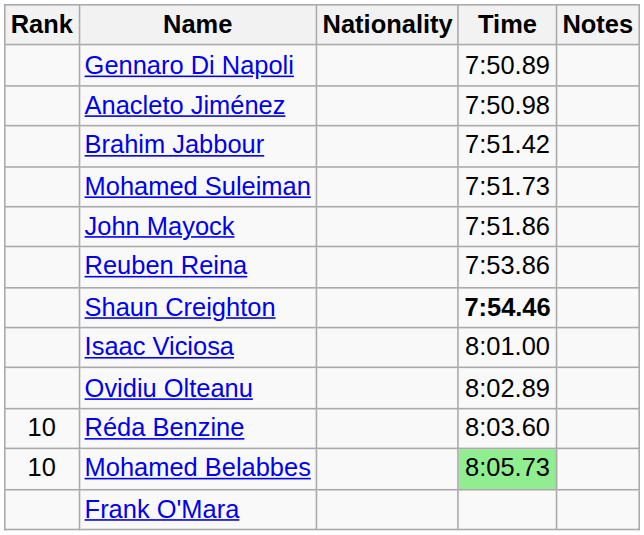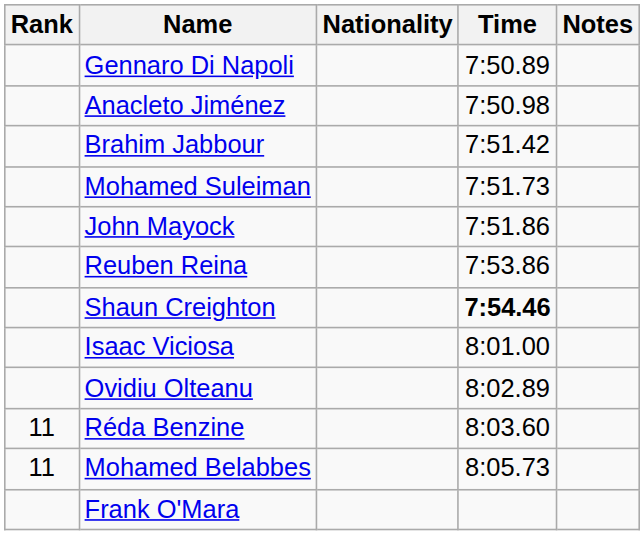(42, 428) 10 -> (42, 428) 11
(42, 468) 10 -> (42, 468) 11
(508, 468) lightgreen background -> (508, 468) no background
